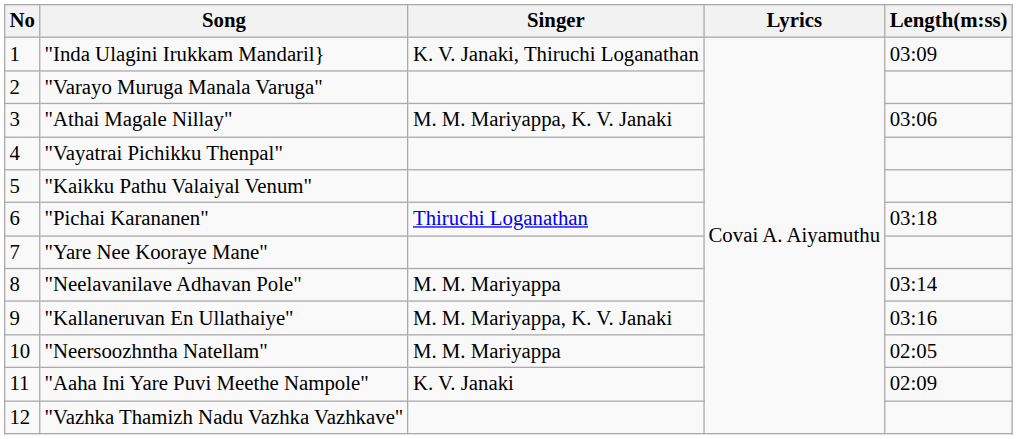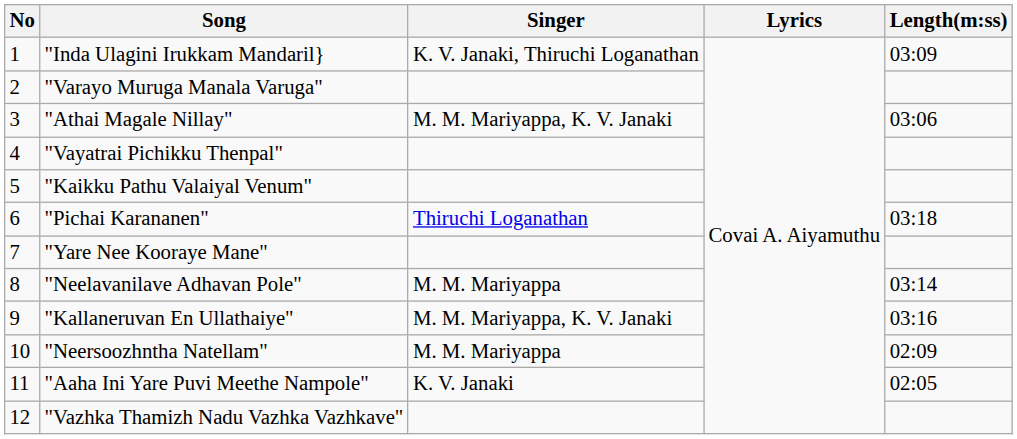(913, 350) 02:05 -> (913, 350) 02:09
(913, 383) 02:09 -> (913, 383) 02:05
